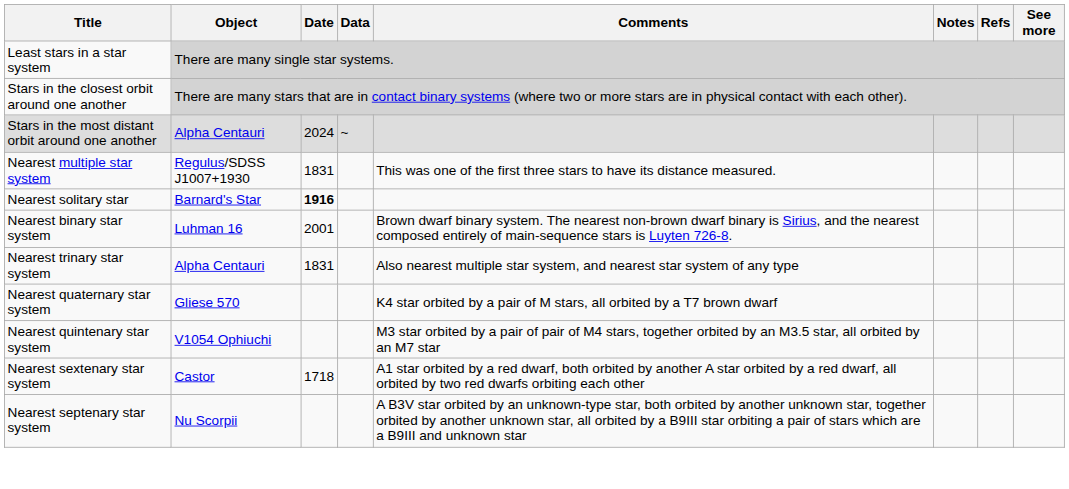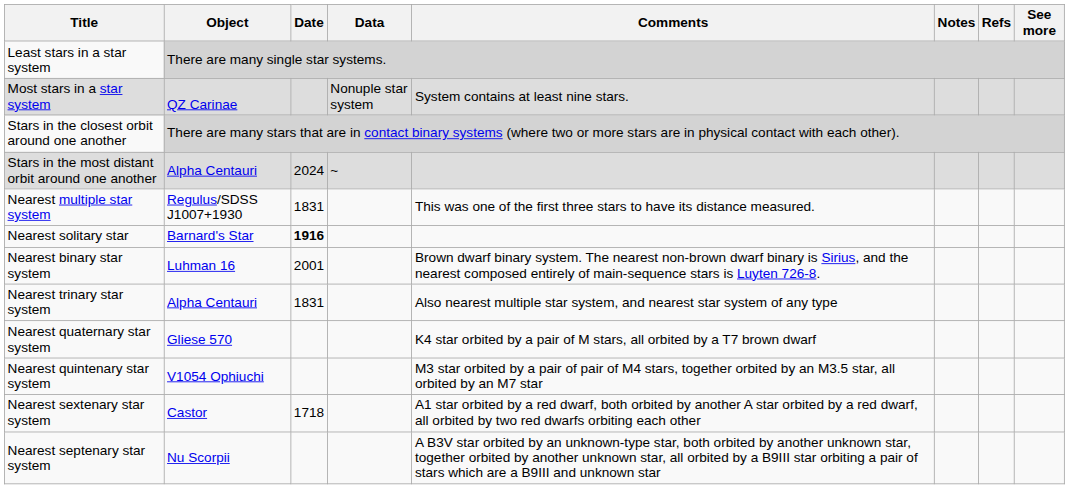+ row: (65, 96)
